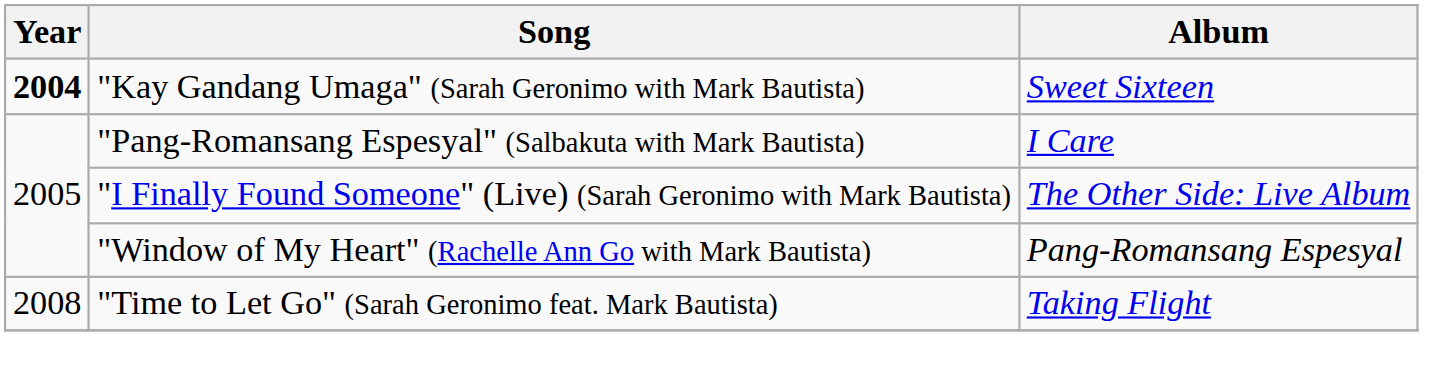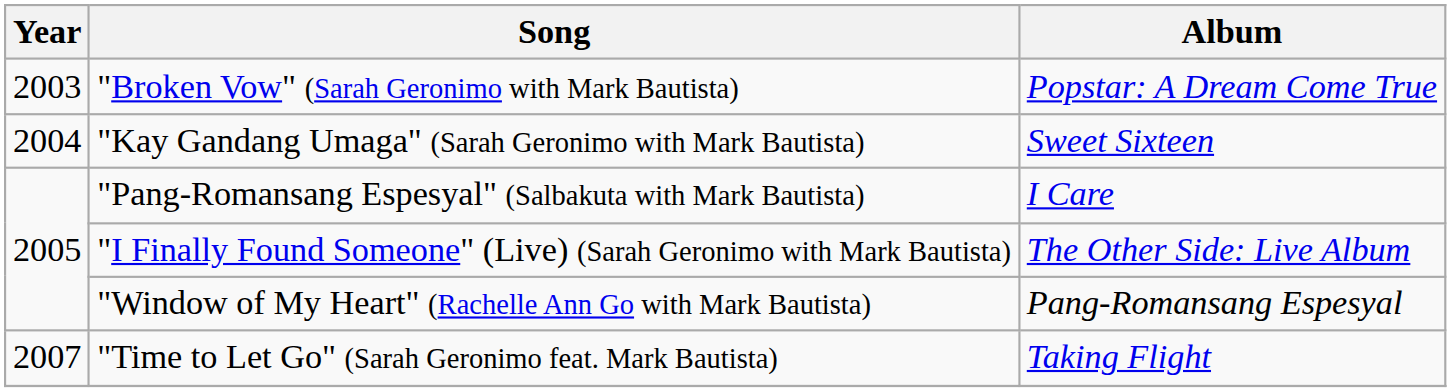+ row: (418, 85)
(47, 85) bold -> (47, 140) normal
(47, 303) 2008 -> (47, 357) 2007
